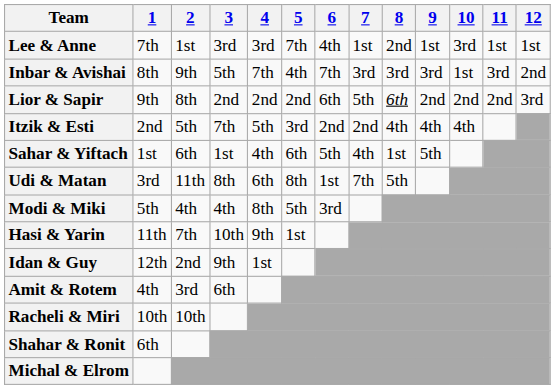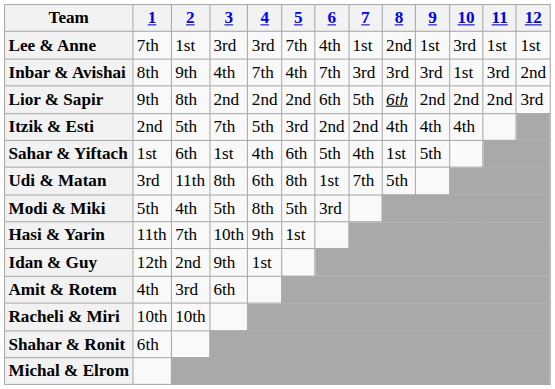(224, 72) 5th -> (224, 72) 4th
(224, 208) 4th -> (224, 208) 5th
